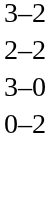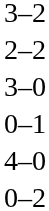+ row: (25, 124)
+ row: (25, 161)
